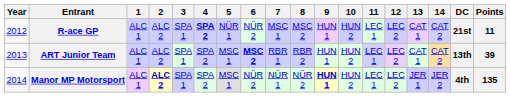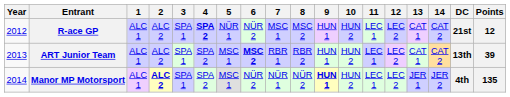(490, 30) 11 -> (490, 30) 12
